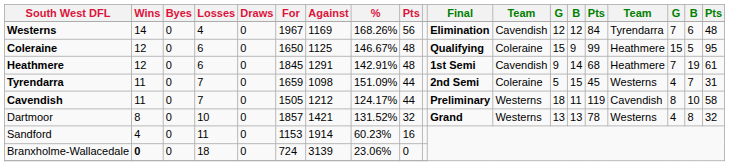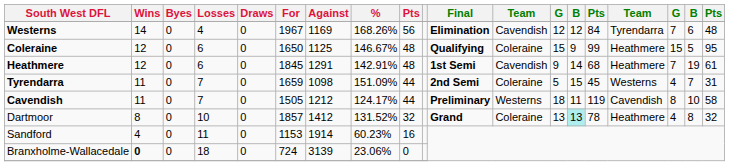(321, 117) 1421 -> (321, 117) 1412
(519, 117) Westerns -> (519, 117) Coleraine
(576, 117) no background -> (576, 117) paleturquoise background
(634, 117) Westerns -> (638, 117) Heathmere
